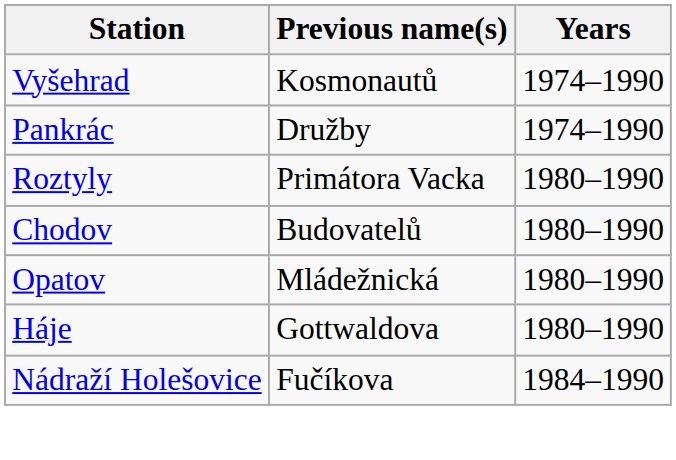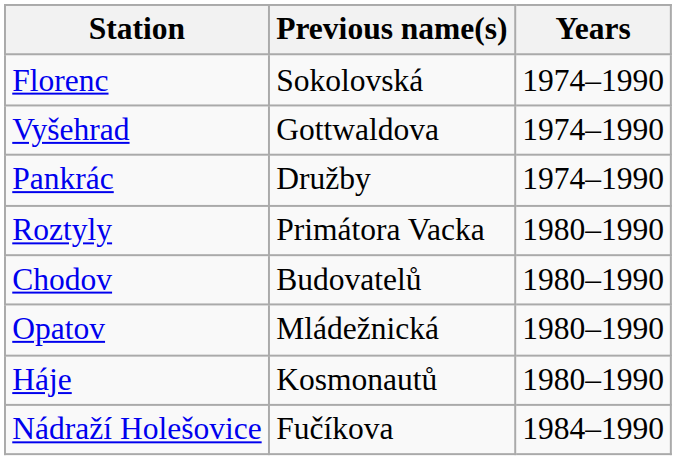+ row: (60, 79)
(357, 79) Kosmonautů -> (358, 129) Gottwaldova
(358, 329) Gottwaldova -> (357, 379) Kosmonautů
